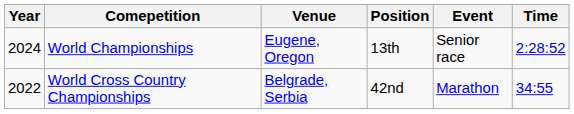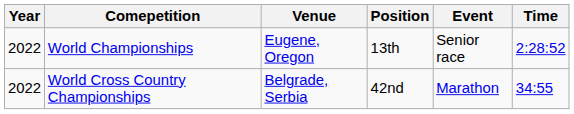(24, 48) 2024 -> (24, 48) 2022
